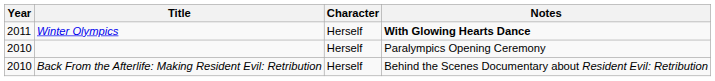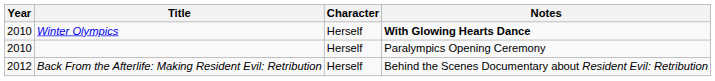(19, 31) 2011 -> (19, 31) 2010
(19, 66) 2010 -> (19, 66) 2012
